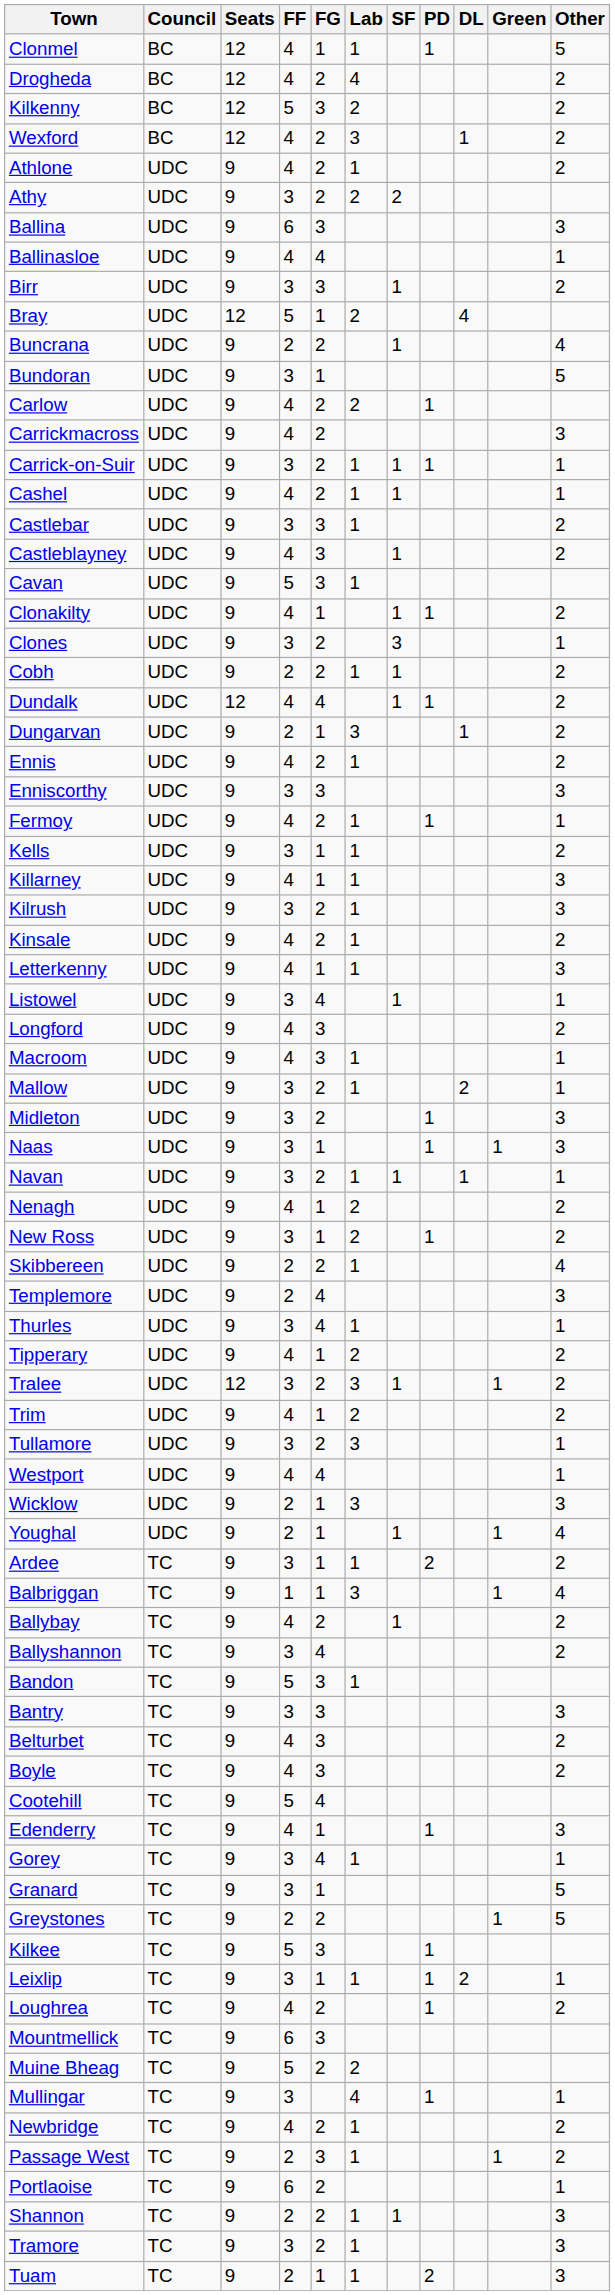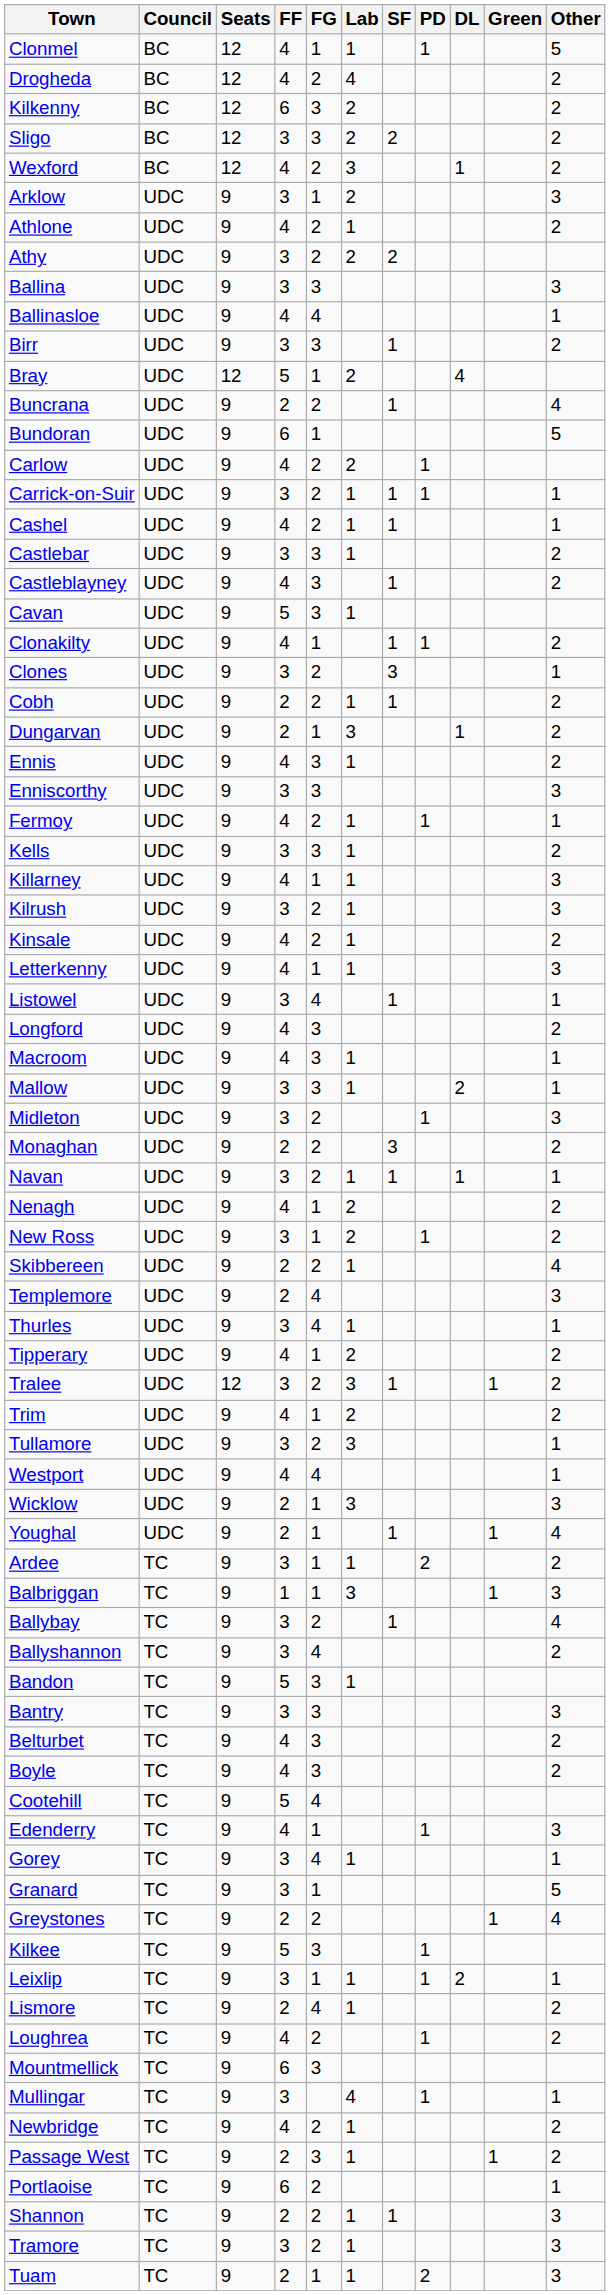(289, 108) 5 -> (284, 108) 6
+ row: (30, 138)
+ row: (37, 197)
(289, 227) 6 -> (284, 286) 3
(289, 375) 3 -> (284, 434) 6
- row: (74, 434)
- row: (43, 702)
(320, 761) 2 -> (316, 761) 3
(320, 850) 1 -> (316, 850) 3
(320, 1088) 2 -> (316, 1088) 3
+ row: (53, 1147)
- row: (31, 1147)
(560, 1592) 4 -> (556, 1592) 3
(289, 1622) 4 -> (284, 1622) 3
(560, 1622) 2 -> (556, 1622) 4
(560, 1919) 5 -> (556, 1919) 4
+ row: (42, 2008)
- row: (64, 2067)
